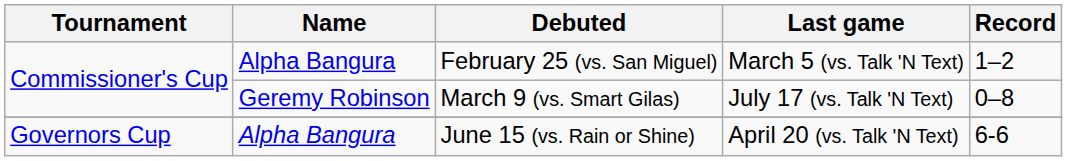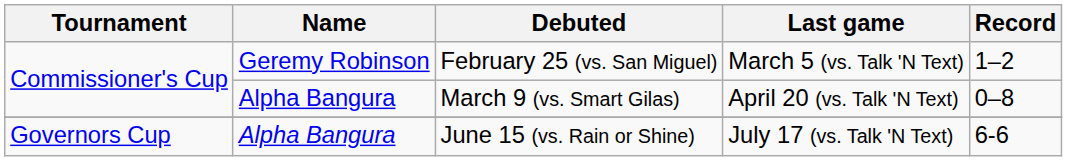(317, 60) Alpha Bangura -> (334, 60) Geremy Robinson
(334, 98) Geremy Robinson -> (317, 98) Alpha Bangura
(841, 98) July 17 (vs. Talk 'N Text) -> (843, 98) April 20 (vs. Talk 'N Text)
(843, 135) April 20 (vs. Talk 'N Text) -> (841, 135) July 17 (vs. Talk 'N Text)
